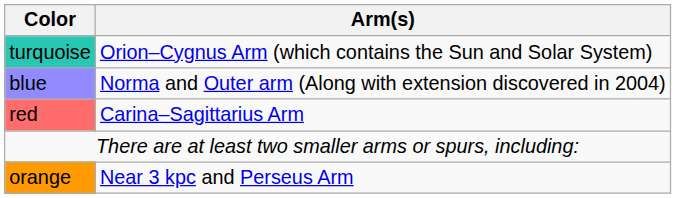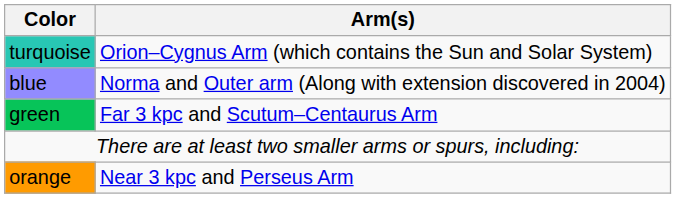+ row: (35, 114)
- row: (24, 114)
